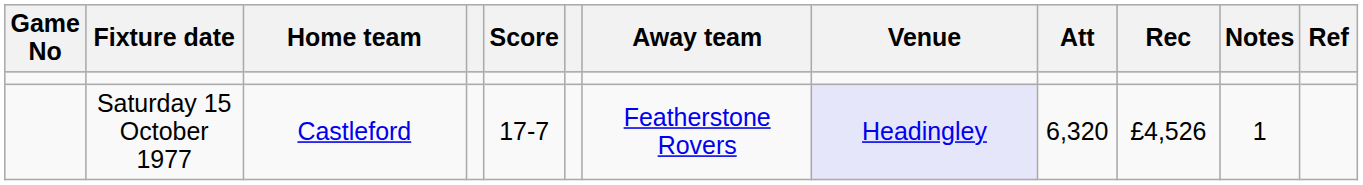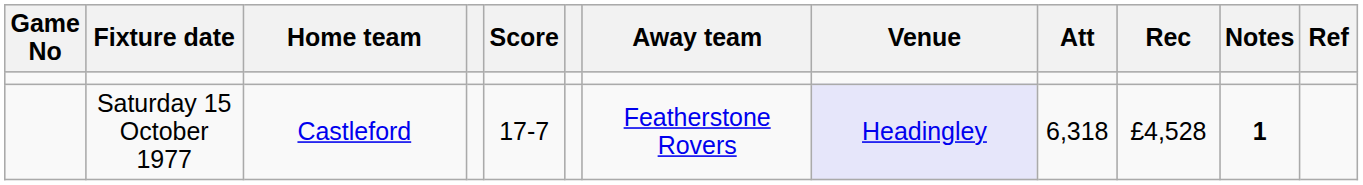(1077, 131) 6,320 -> (1077, 131) 6,318
(1168, 131) £4,526 -> (1168, 131) £4,528
(1260, 131) normal -> (1260, 131) bold
